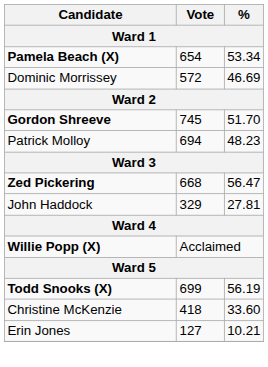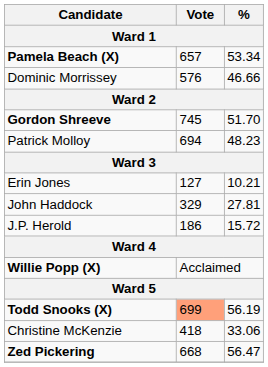(191, 57) 654 -> (191, 57) 657
(191, 78) 572 -> (191, 78) 576
(244, 78) 46.69 -> (244, 78) 46.66
rows swapped: (51, 183) <-> (39, 330)
+ row: (39, 225)
(191, 288) no background -> (191, 309) lightsalmon background
(244, 309) 33.60 -> (244, 330) 33.06
